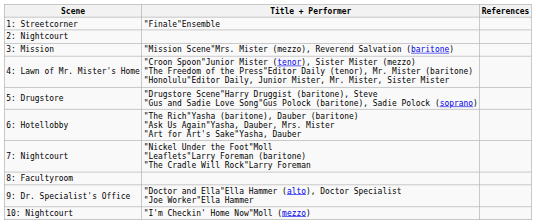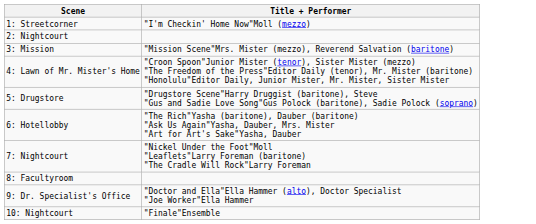- column: (506, 11)
(182, 24) "Finale"Ensemble -> (227, 24) "I'm Checkin' Home Now"Moll (mezzo)
(227, 213) "I'm Checkin' Home Now"Moll (mezzo) -> (182, 213) "Finale"Ensemble
